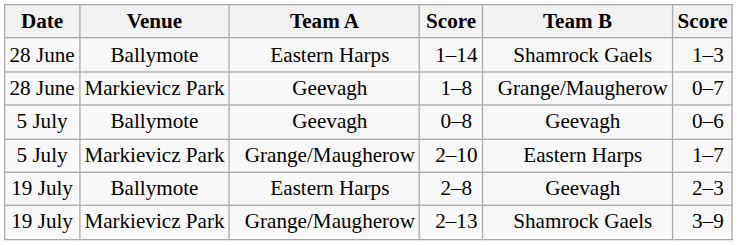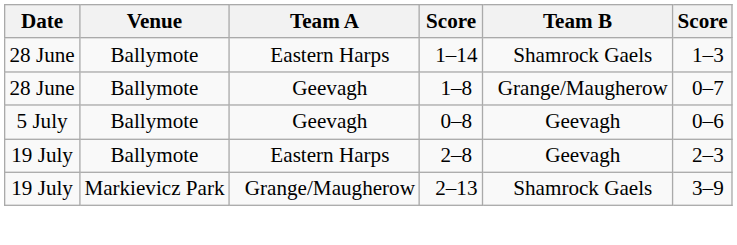(154, 88) Markievicz Park -> (154, 88) Ballymote
- row: (451, 155)
